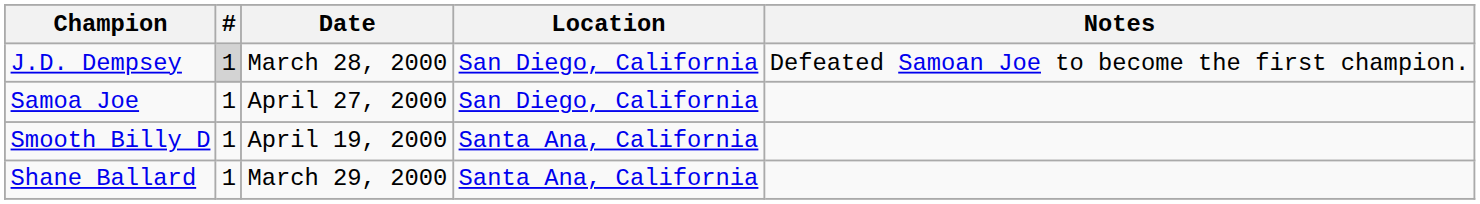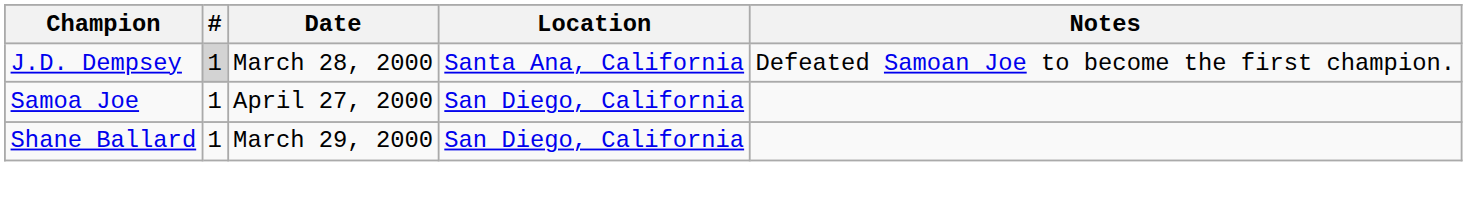(608, 63) San Diego, California -> (594, 63) Santa Ana, California
- row: (111, 141)
(608, 179) Santa Ana, California -> (594, 141) San Diego, California
